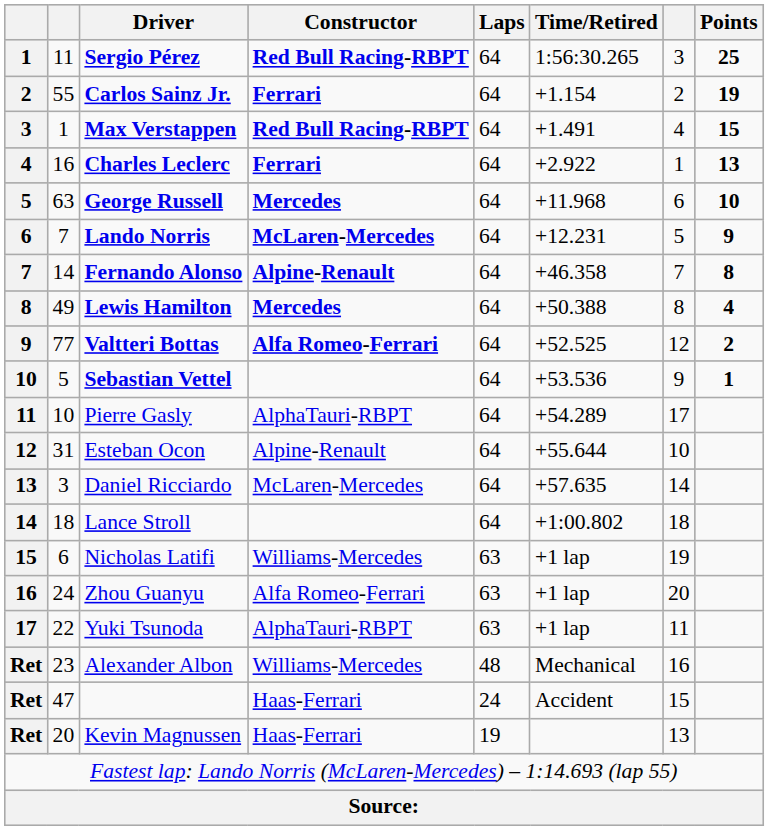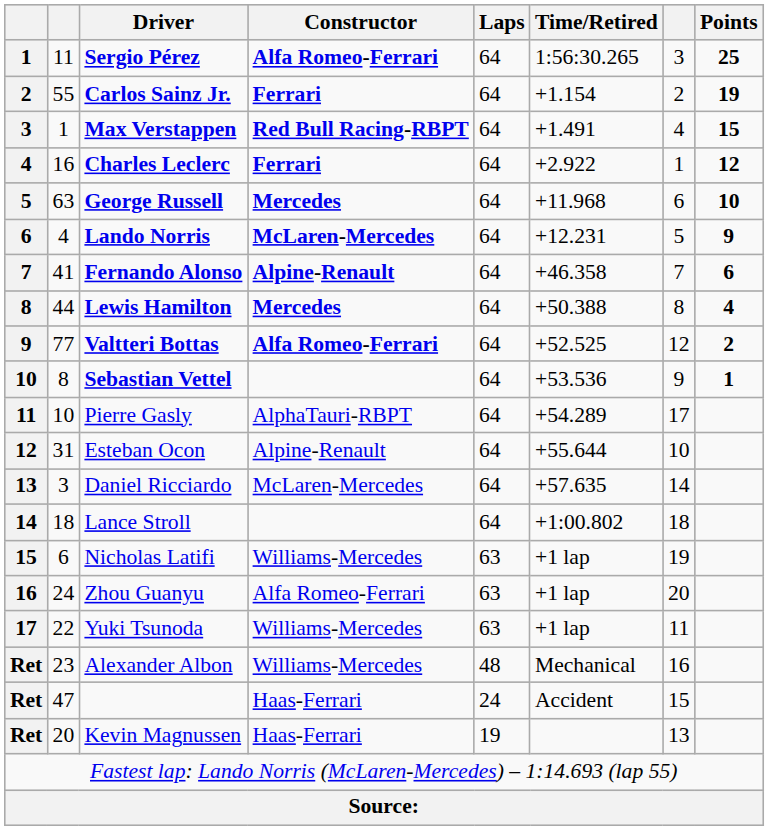(361, 57) Red Bull Racing-RBPT -> (345, 57) Alfa Romeo-Ferrari
(729, 164) 13 -> (729, 164) 12
(63, 235) 7 -> (63, 235) 4
(63, 271) 14 -> (63, 271) 41
(729, 271) 8 -> (729, 271) 6
(63, 307) 49 -> (63, 307) 44
(63, 378) 5 -> (63, 378) 8
(332, 628) AlphaTauri-RBPT -> (337, 628) Williams-Mercedes
